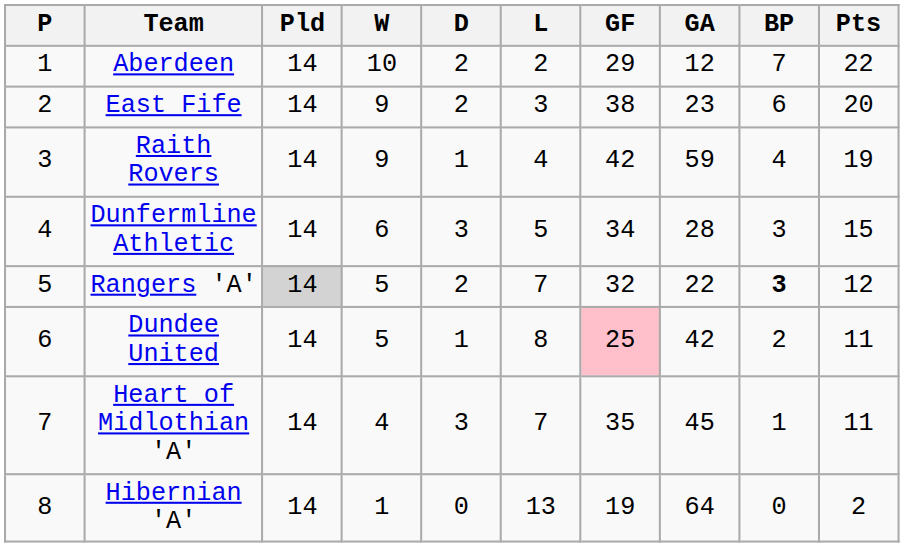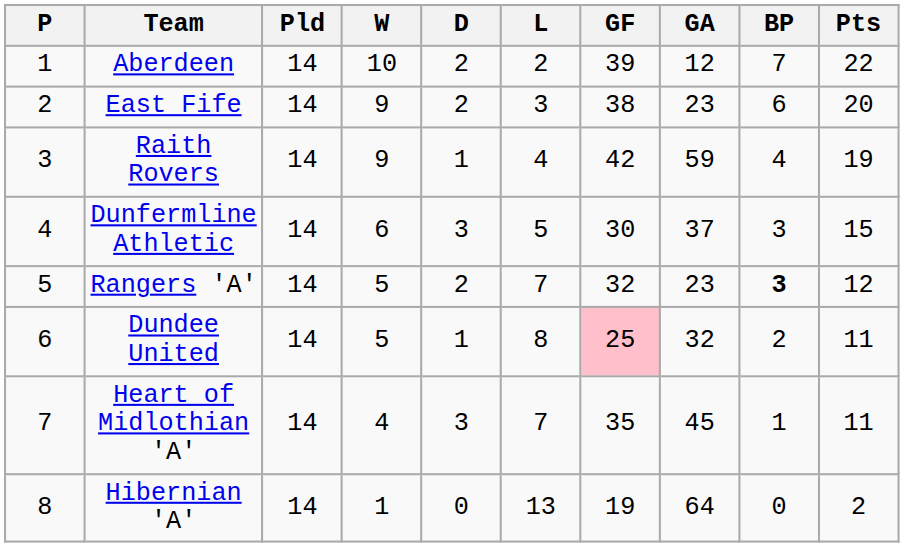(620, 66) 29 -> (620, 66) 39
(620, 231) 34 -> (620, 231) 30
(700, 231) 28 -> (700, 231) 37
(302, 286) lightgrey background -> (302, 286) no background
(700, 286) 22 -> (700, 286) 23
(700, 341) 42 -> (700, 341) 32
